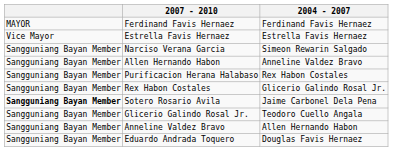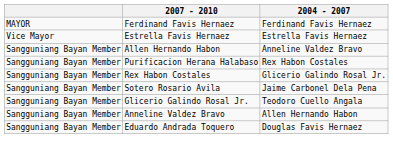- row: (175, 50)
(63, 101) bold -> (63, 88) normal
